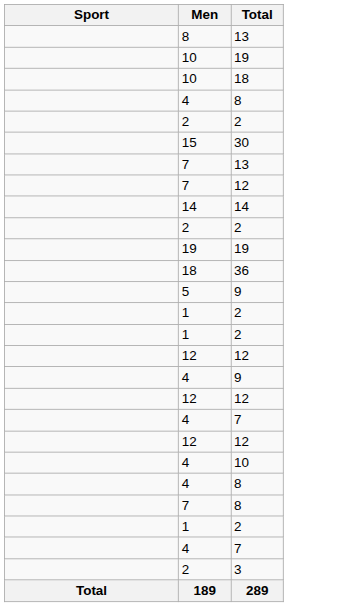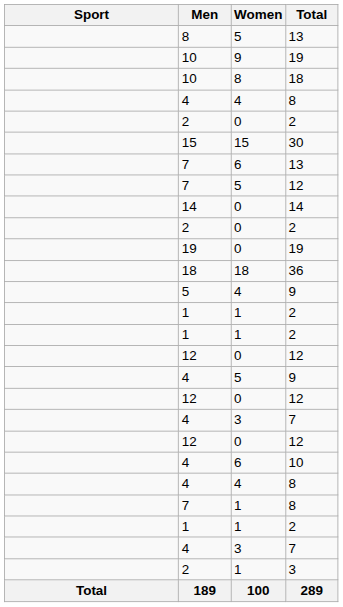+ column: (258, 15)
